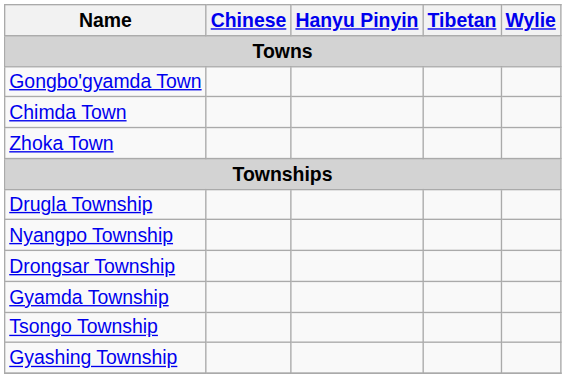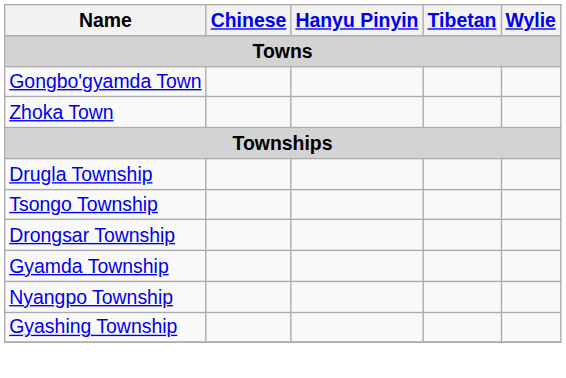- row: (68, 113)
rows swapped: (84, 328) <-> (91, 235)
